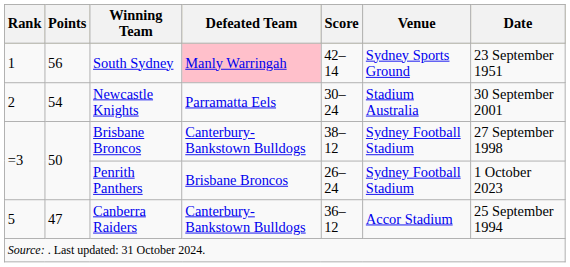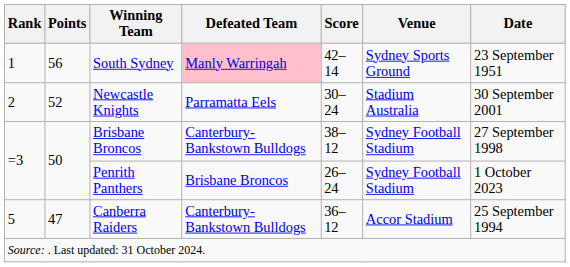(55, 102) 54 -> (55, 102) 52
